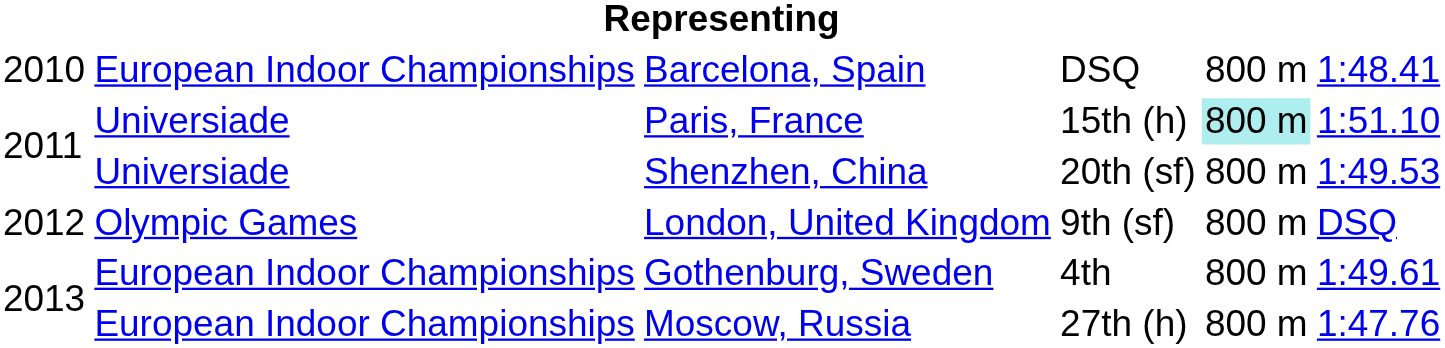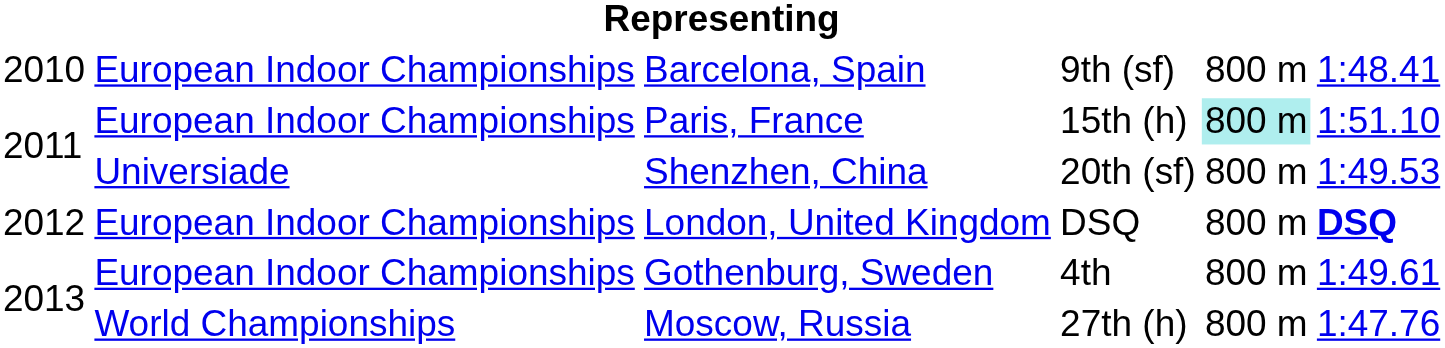(1100, 69) DSQ -> (1118, 69) 9th (sf)
(192, 120) Universiade -> (365, 120) European Indoor Championships
(226, 222) Olympic Games -> (365, 222) European Indoor Championships
(1118, 222) 9th (sf) -> (1100, 222) DSQ
(1357, 222) normal -> (1357, 222) bold
(365, 323) European Indoor Championships -> (275, 323) World Championships
